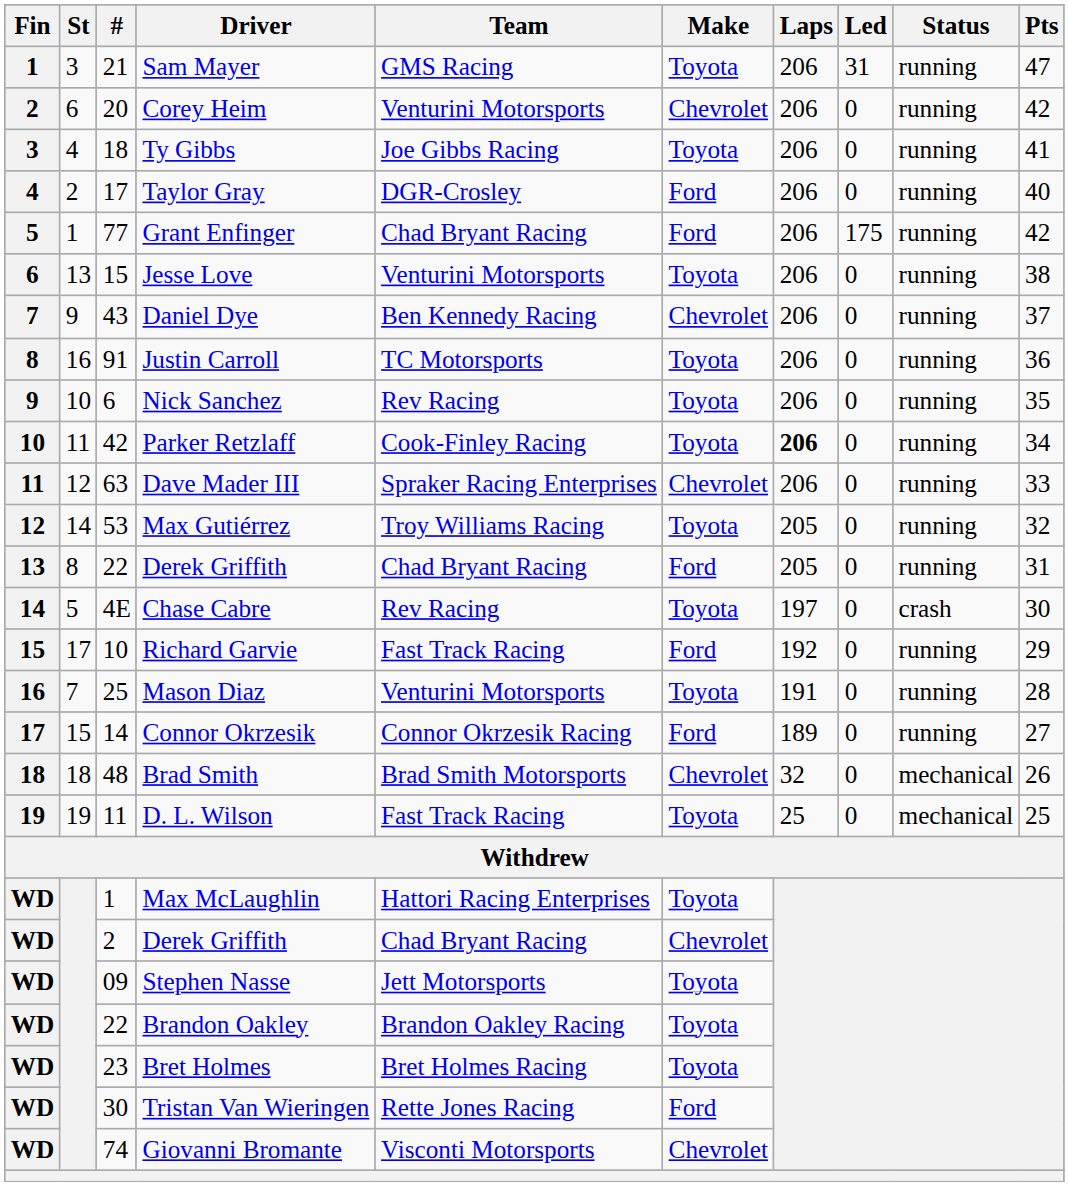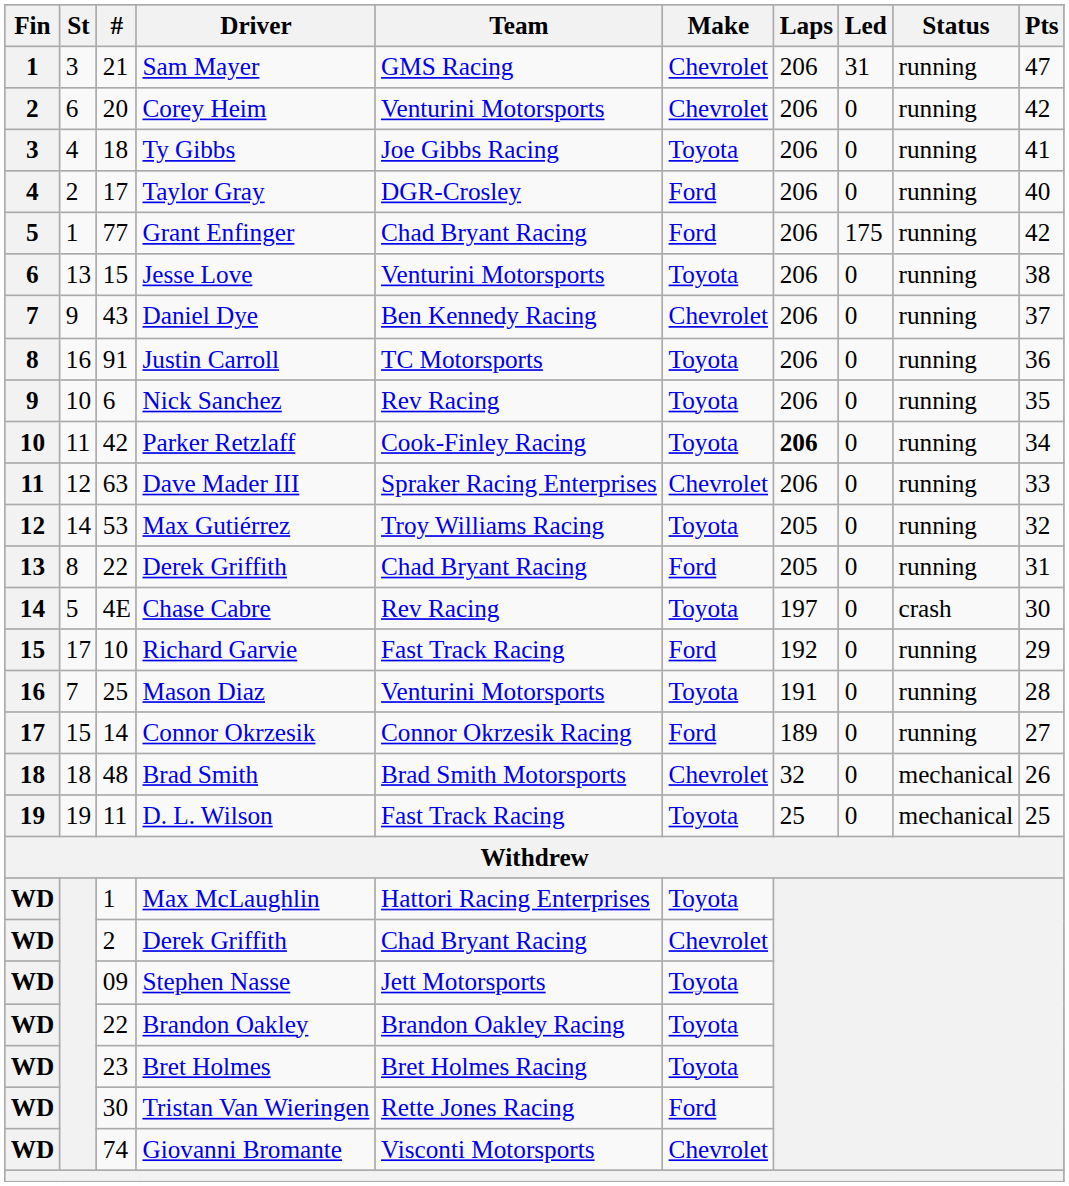(703, 67) Toyota -> (718, 67) Chevrolet
